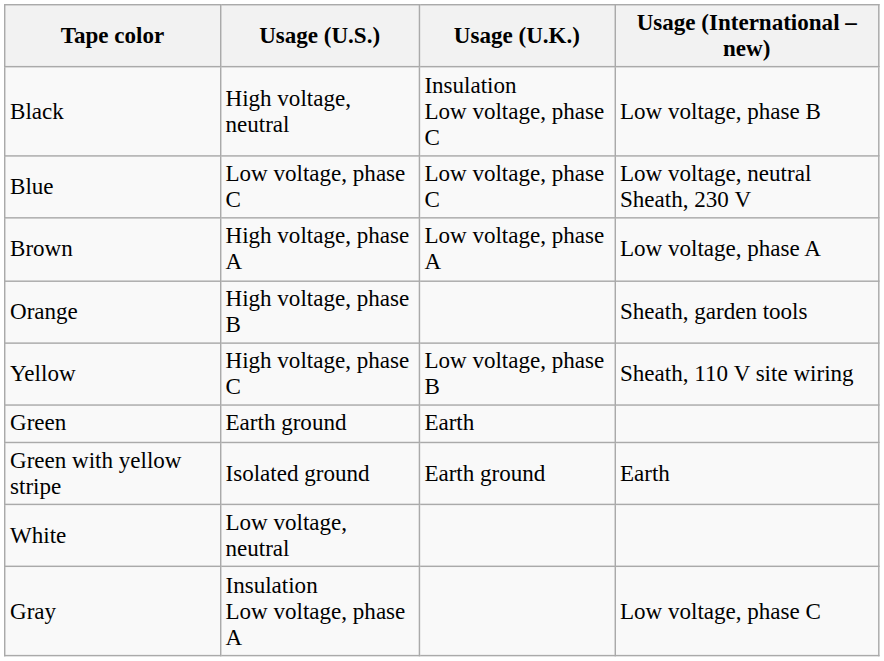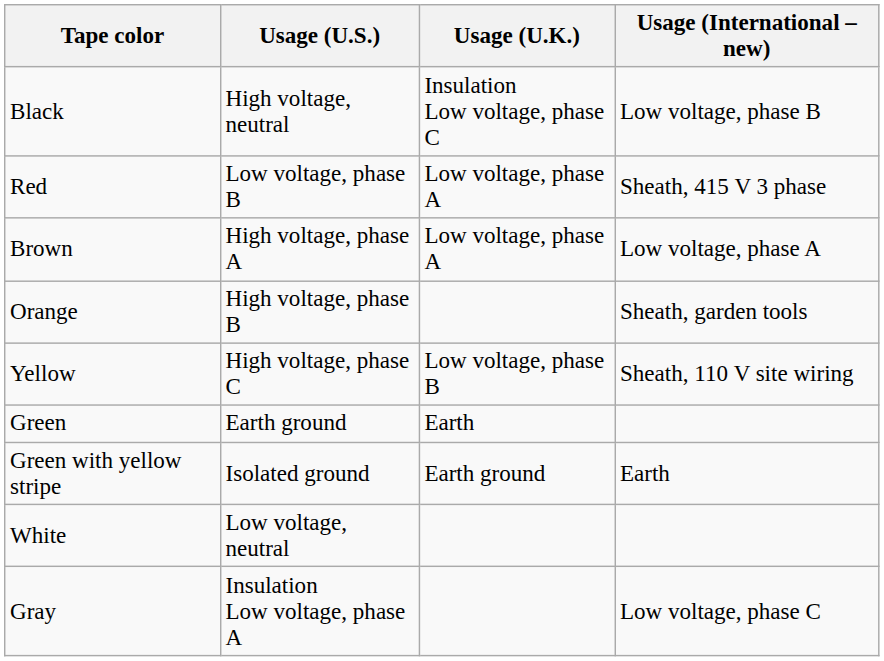+ row: (29, 186)
- row: (32, 186)
